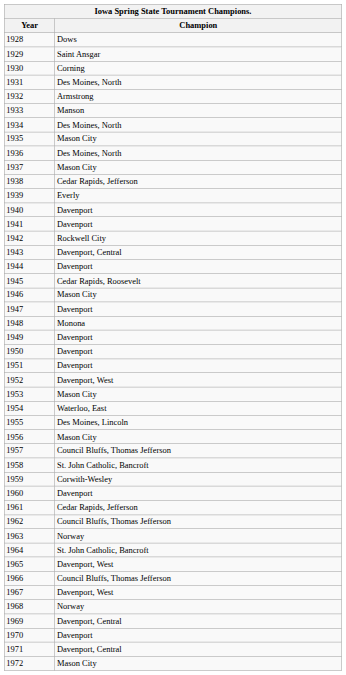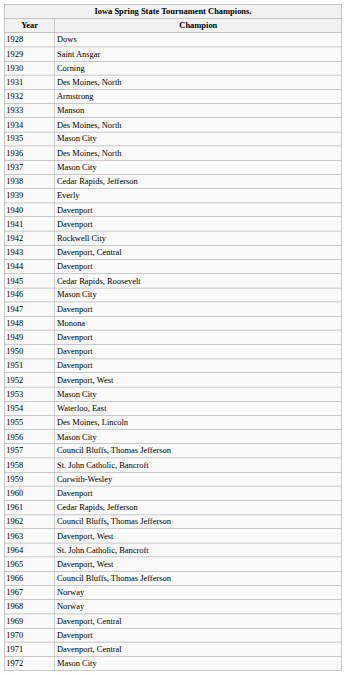(71, 536) Norway -> (85, 536) Davenport, West
(85, 592) Davenport, West -> (71, 592) Norway
